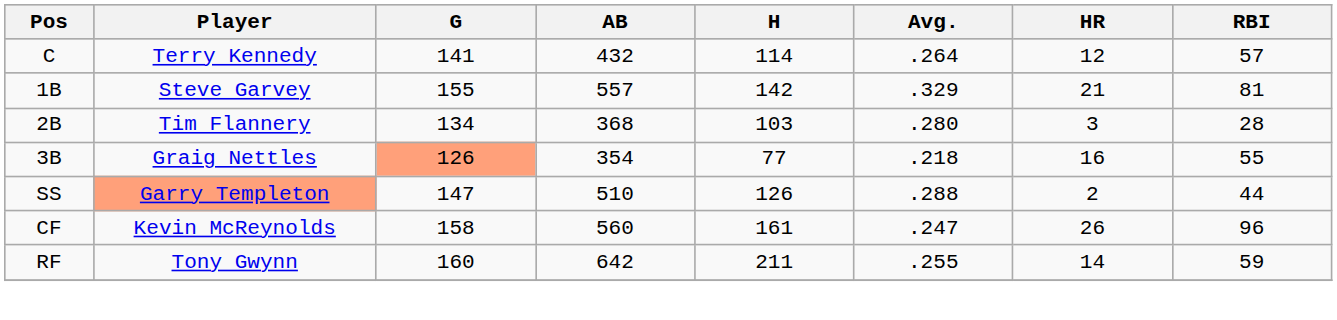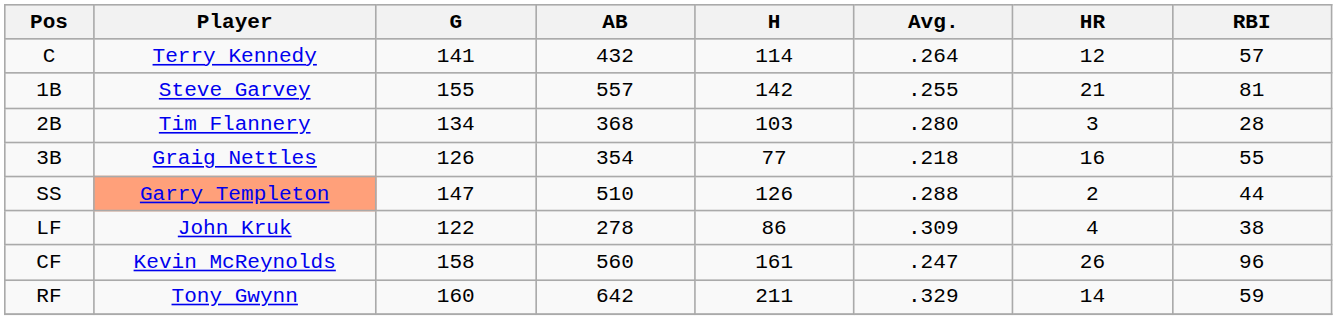(933, 91) .329 -> (933, 91) .255
(456, 159) lightsalmon background -> (456, 159) no background
+ row: (49, 228)
(933, 262) .255 -> (933, 297) .329
